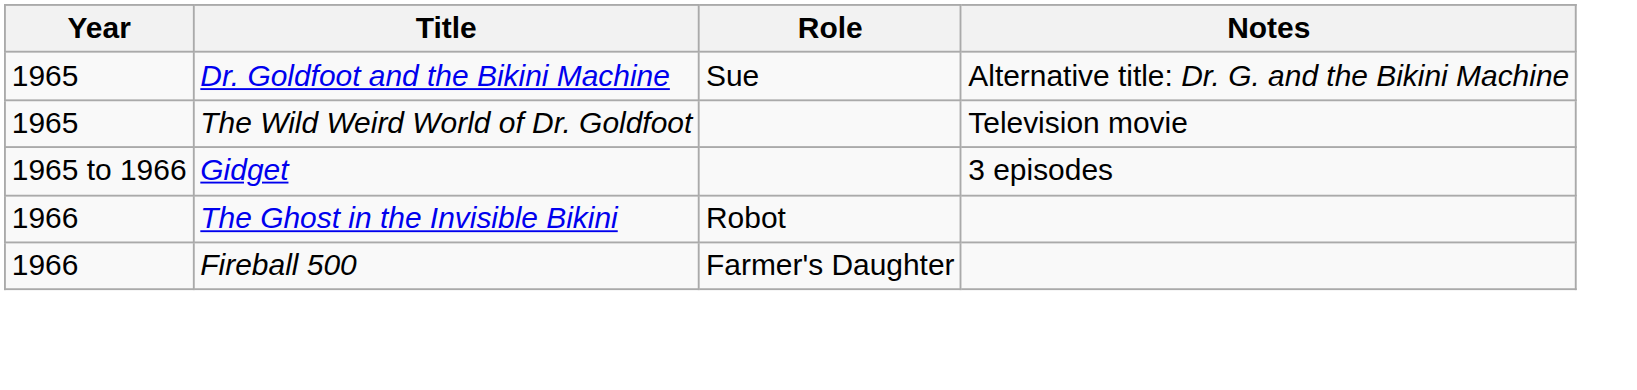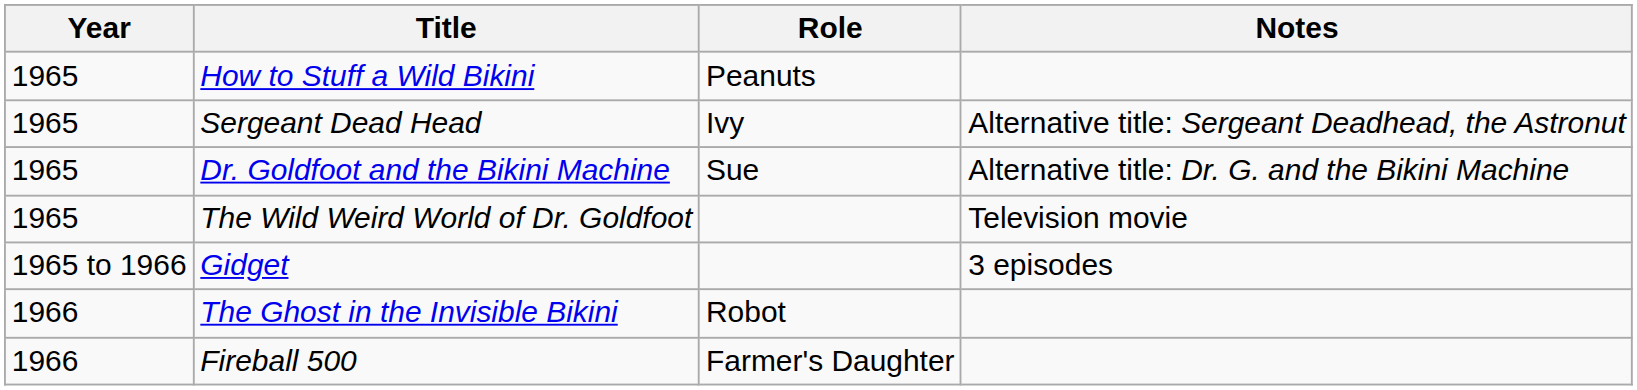+ row: (367, 75)
+ row: (341, 123)
